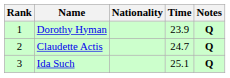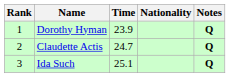columns swapped: (137, 13) <-> (180, 13)
